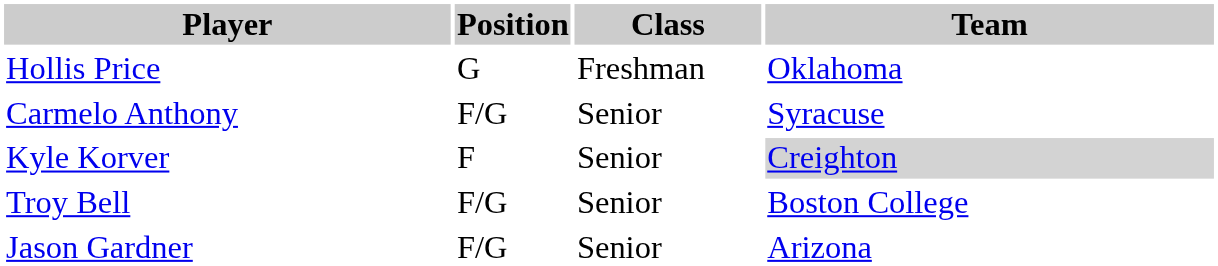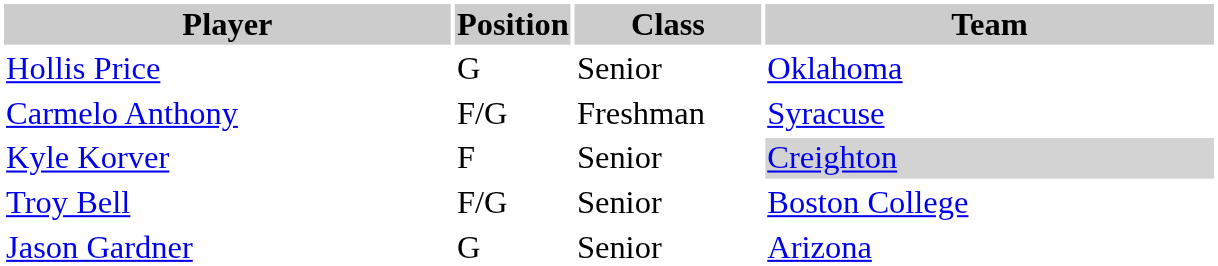(641, 68) Freshman -> (619, 68) Senior
(619, 113) Senior -> (641, 113) Freshman
(482, 247) F/G -> (469, 247) G
